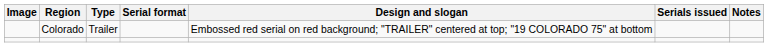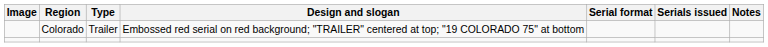columns swapped: (422, 12) <-> (154, 12)
